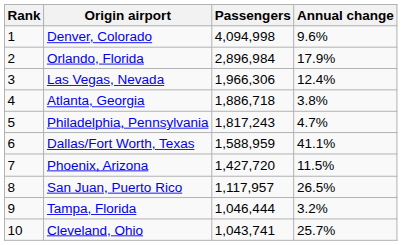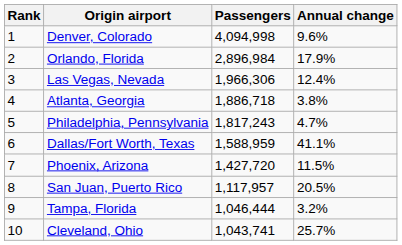(316, 187) 26.5% -> (316, 187) 20.5%
